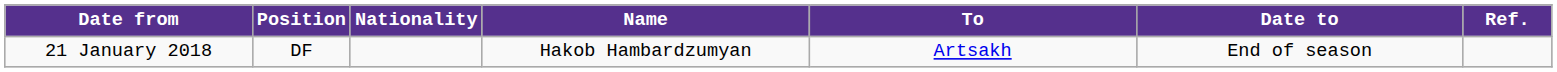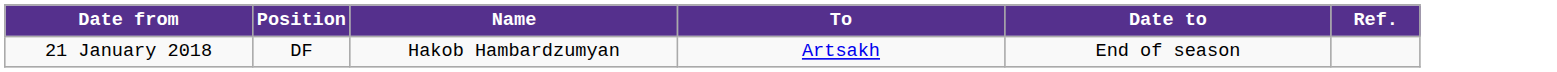- column: (416, 20)
